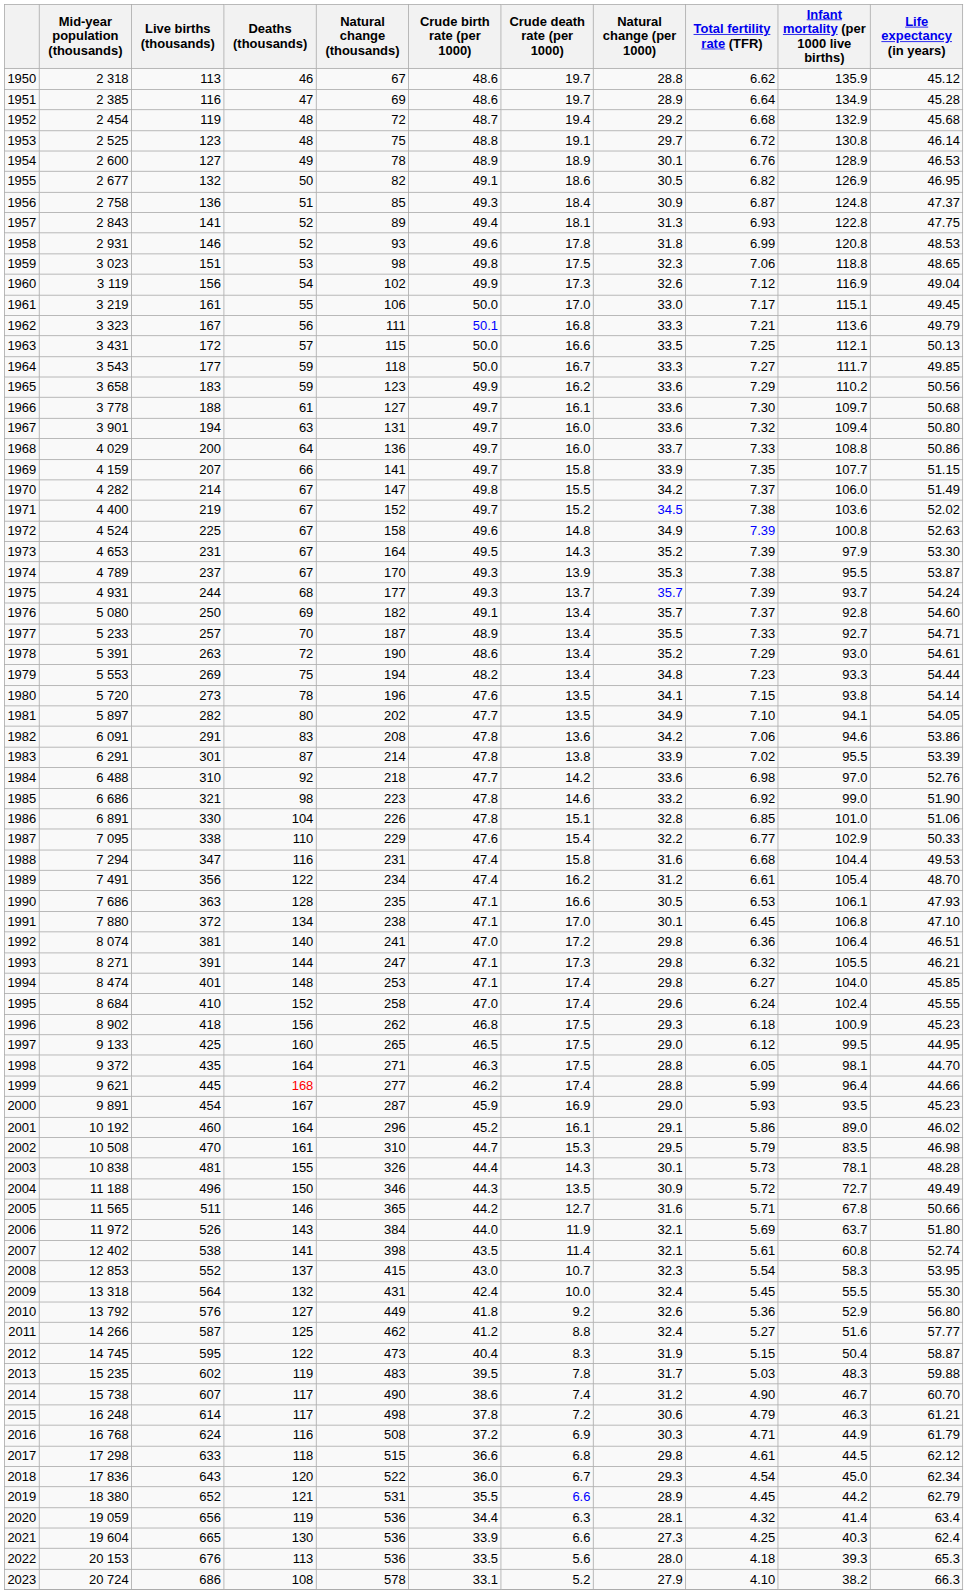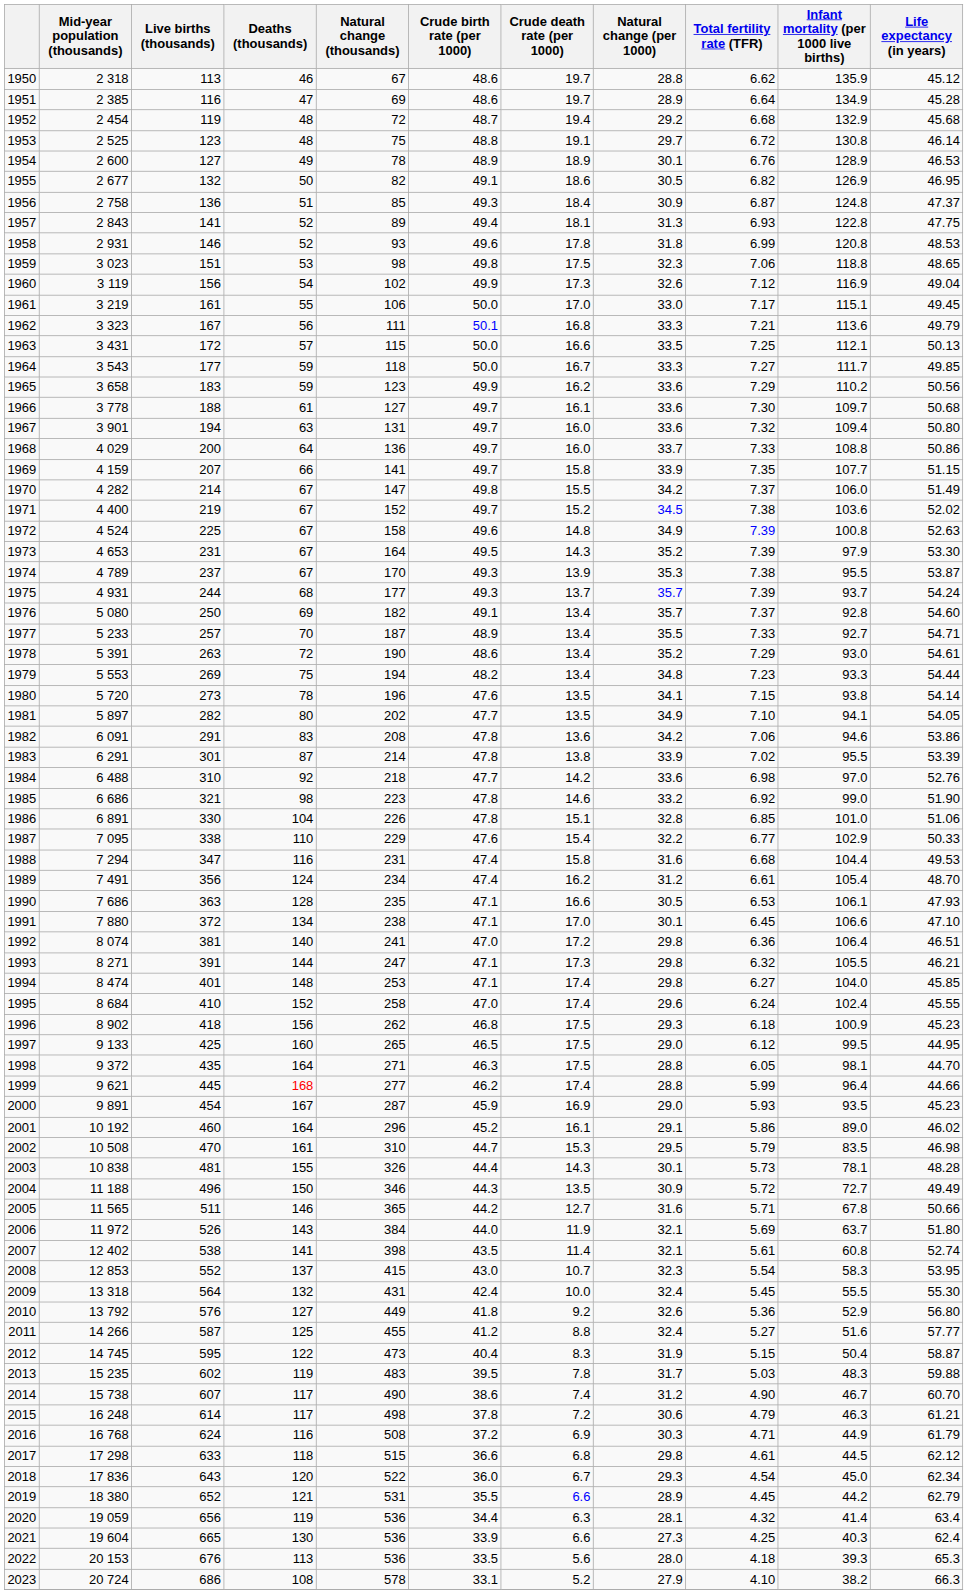(299, 880) 122 -> (299, 880) 124
(851, 921) 106.8 -> (851, 921) 106.6
(391, 1332) 462 -> (391, 1332) 455
